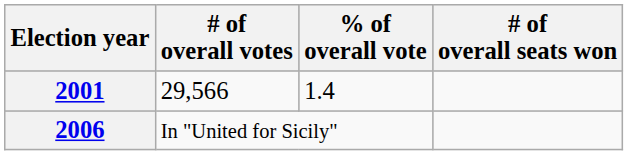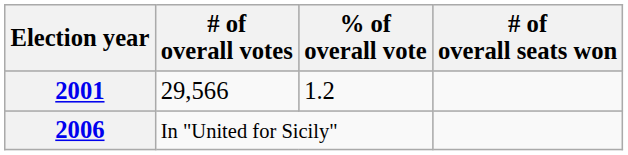(320, 90) 1.4 -> (320, 90) 1.2
